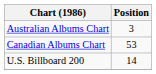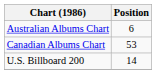(131, 28) 3 -> (131, 28) 6
